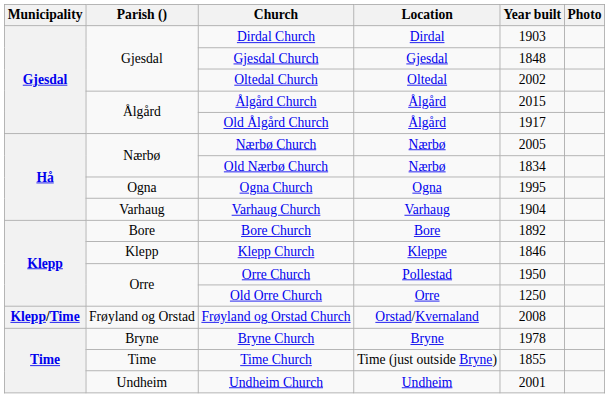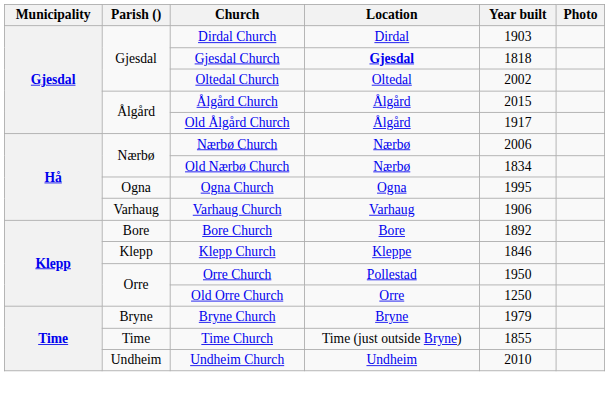(427, 58) normal -> (392, 58) bold
(532, 58) 1848 -> (518, 58) 1818
(532, 144) 2005 -> (518, 144) 2006
(532, 209) 1904 -> (518, 209) 1906
- row: (276, 317)
(532, 338) 1978 -> (518, 317) 1979
(532, 381) 2001 -> (518, 360) 2010
